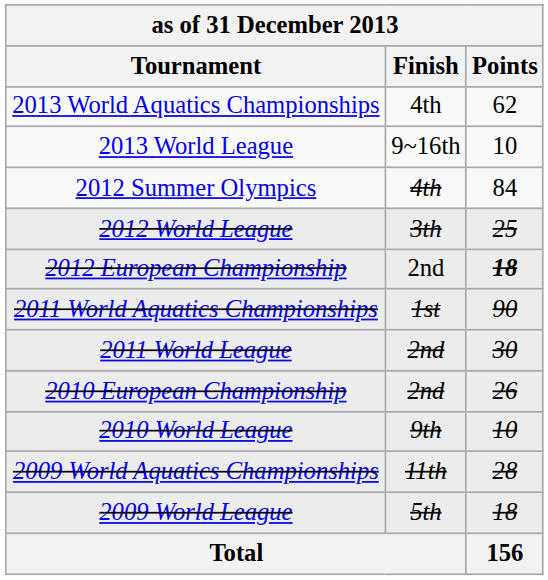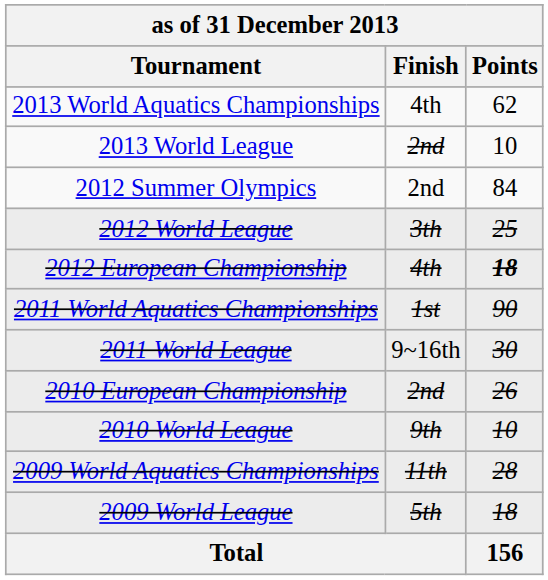(426, 147) 9~16th -> (426, 147) 2nd
(426, 187) 4th -> (426, 187) 2nd
(426, 268) 2nd -> (426, 268) 4th
(426, 350) 2nd -> (426, 350) 9~16th
